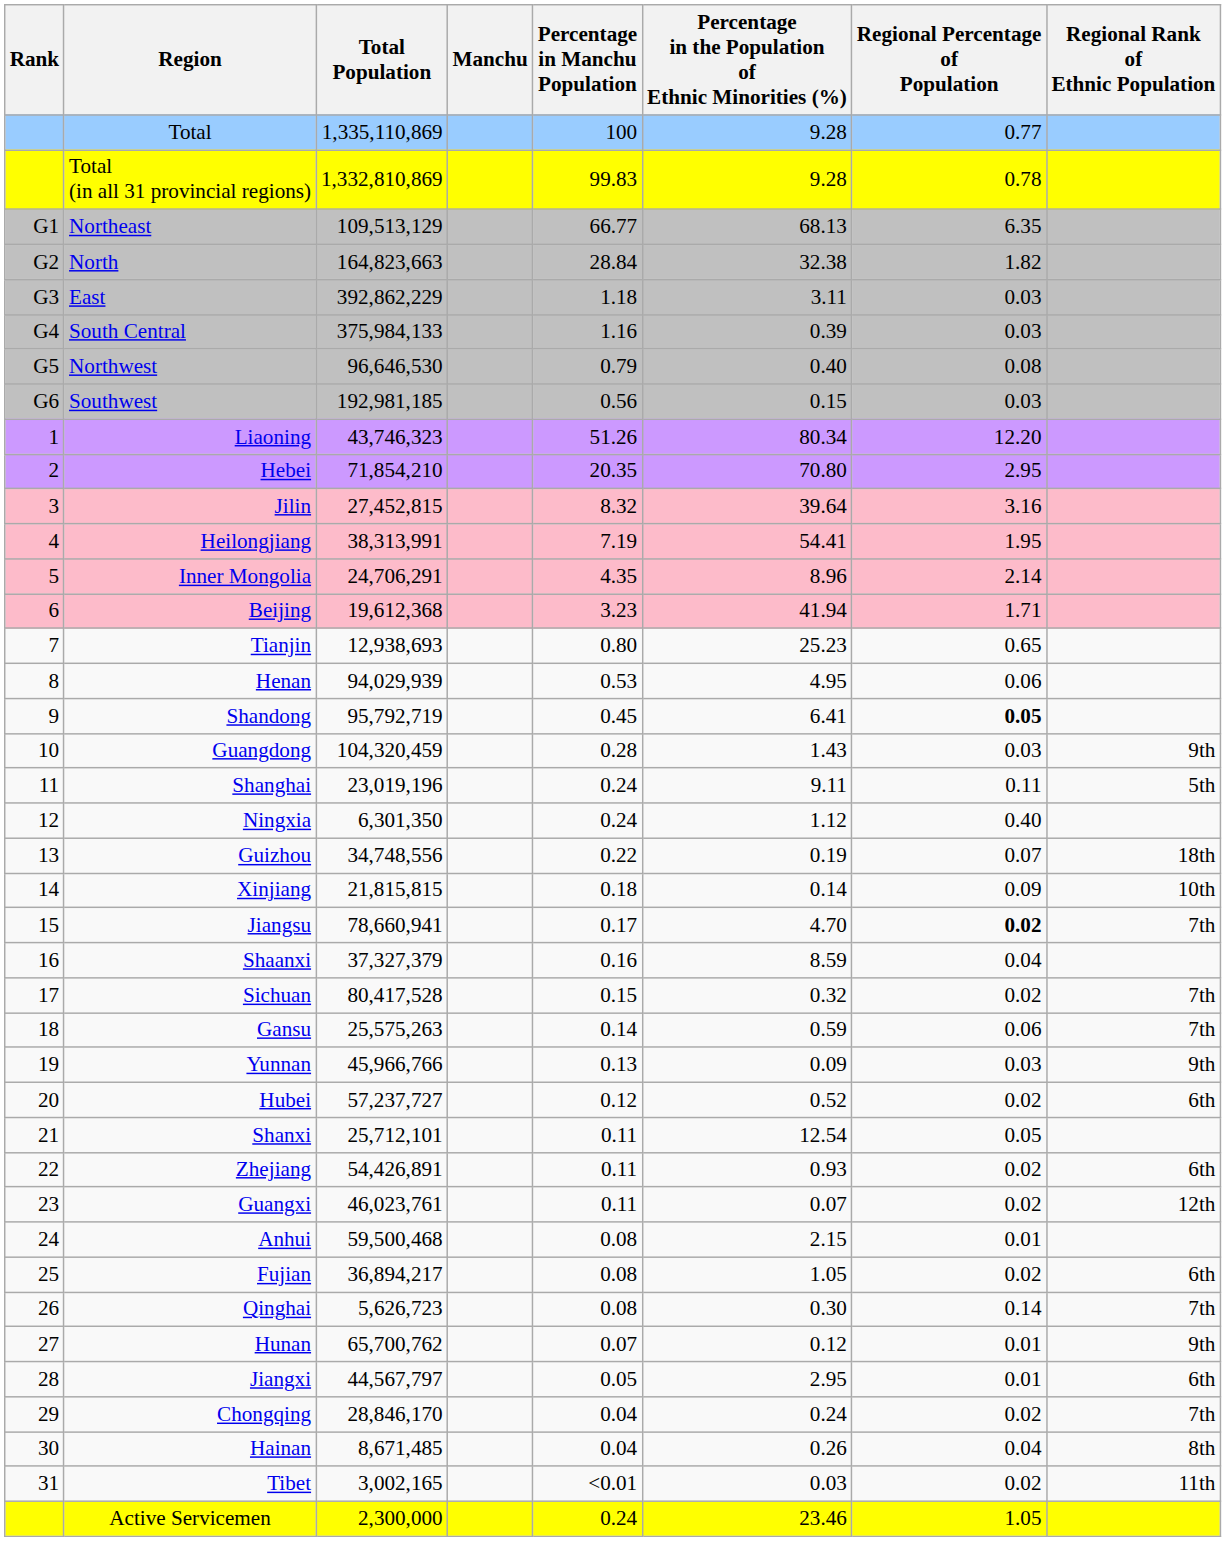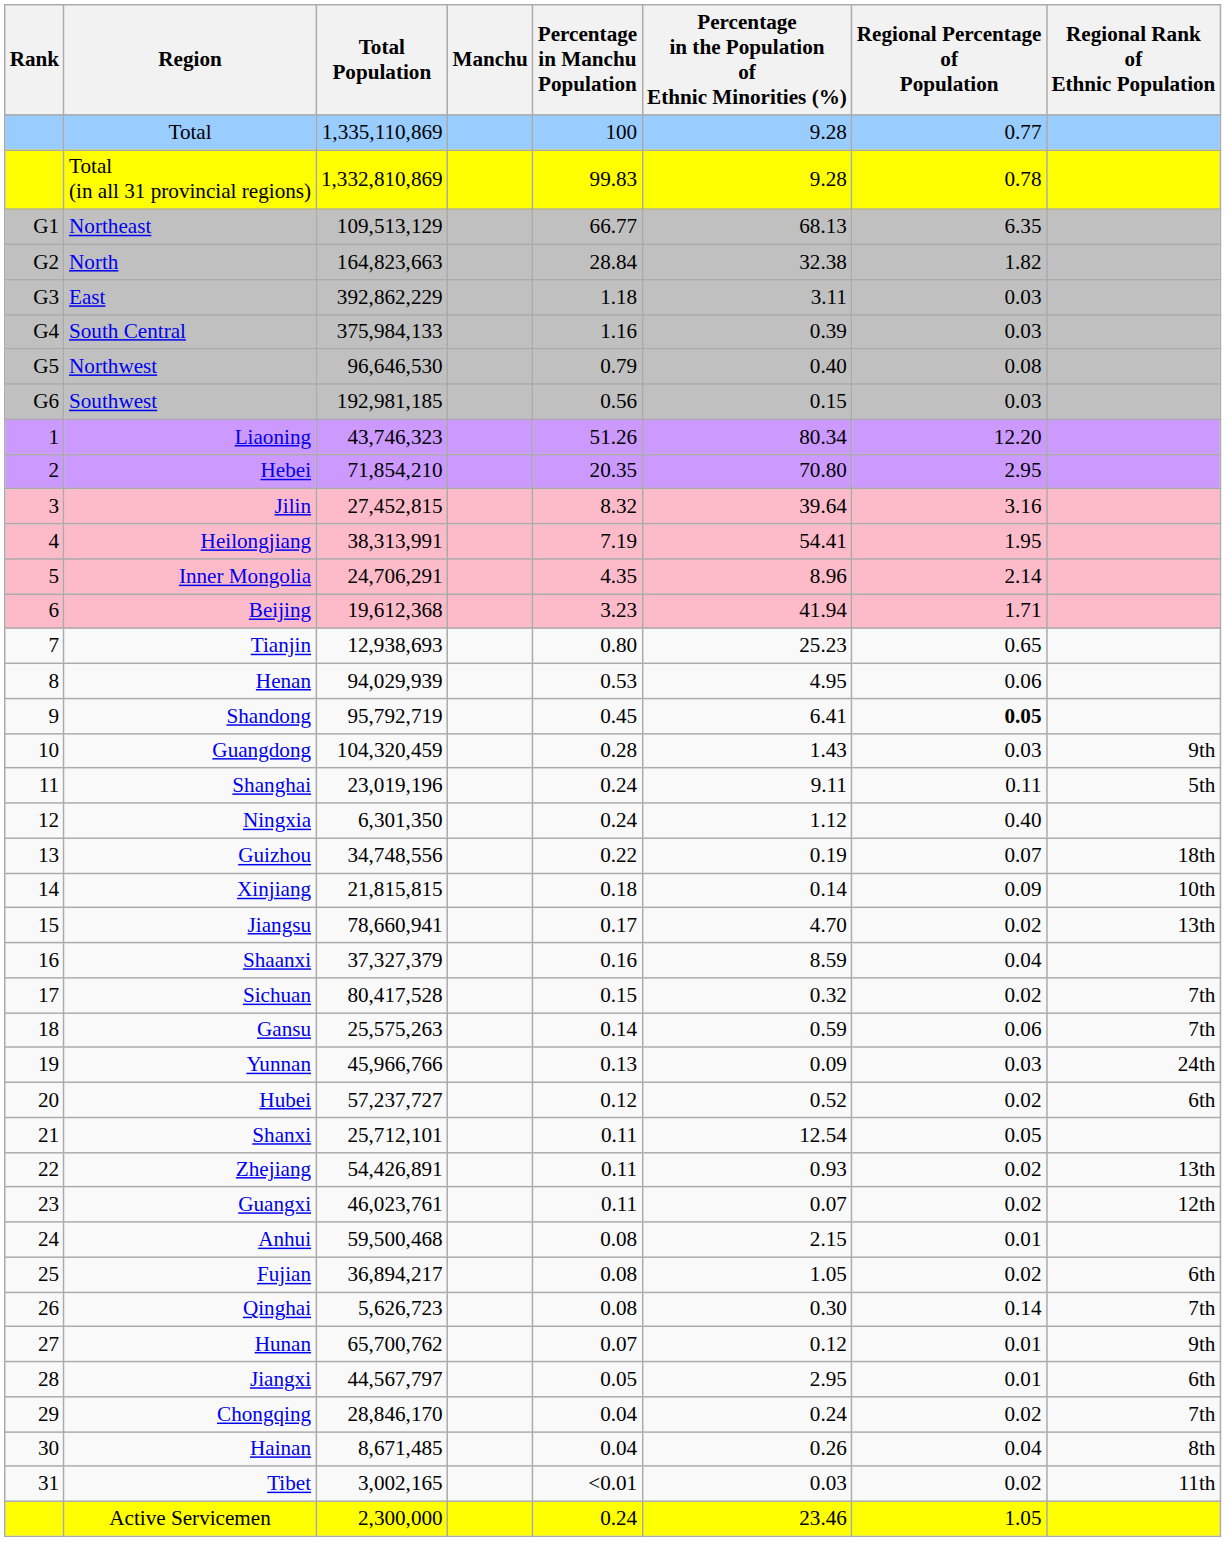(1023, 925) bold -> (1023, 925) normal
(1202, 925) 7th -> (1197, 925) 13th
(1202, 1064) 9th -> (1197, 1064) 24th
(1202, 1169) 6th -> (1197, 1169) 13th
